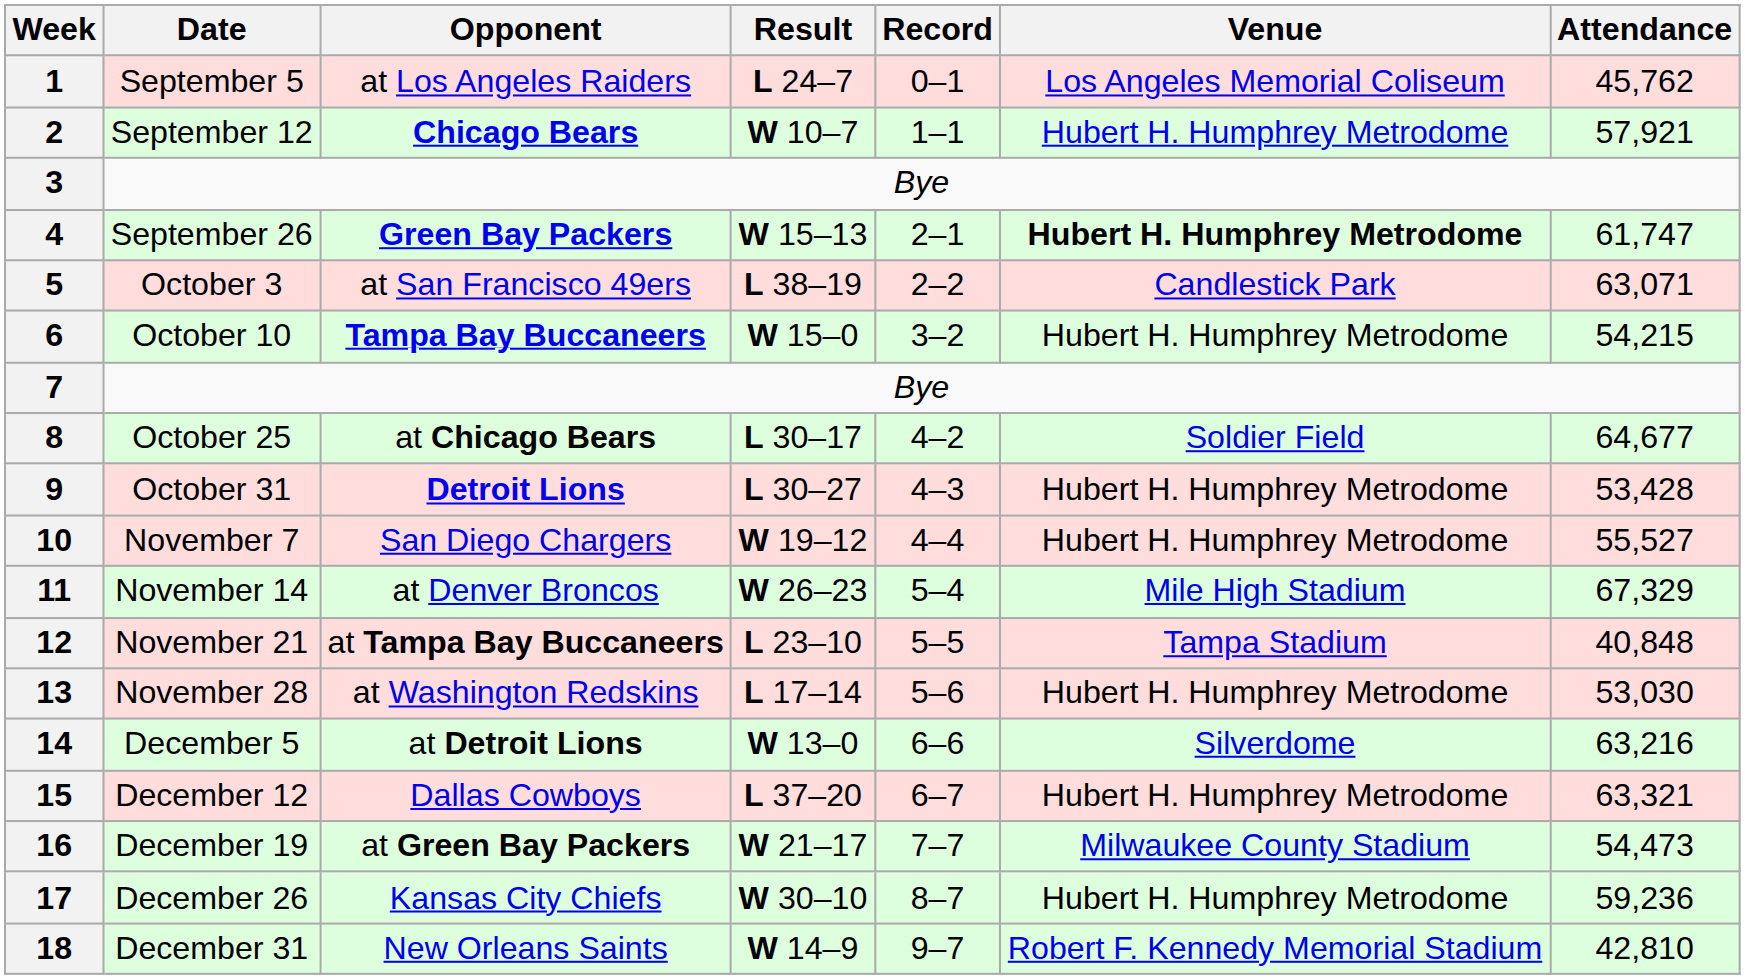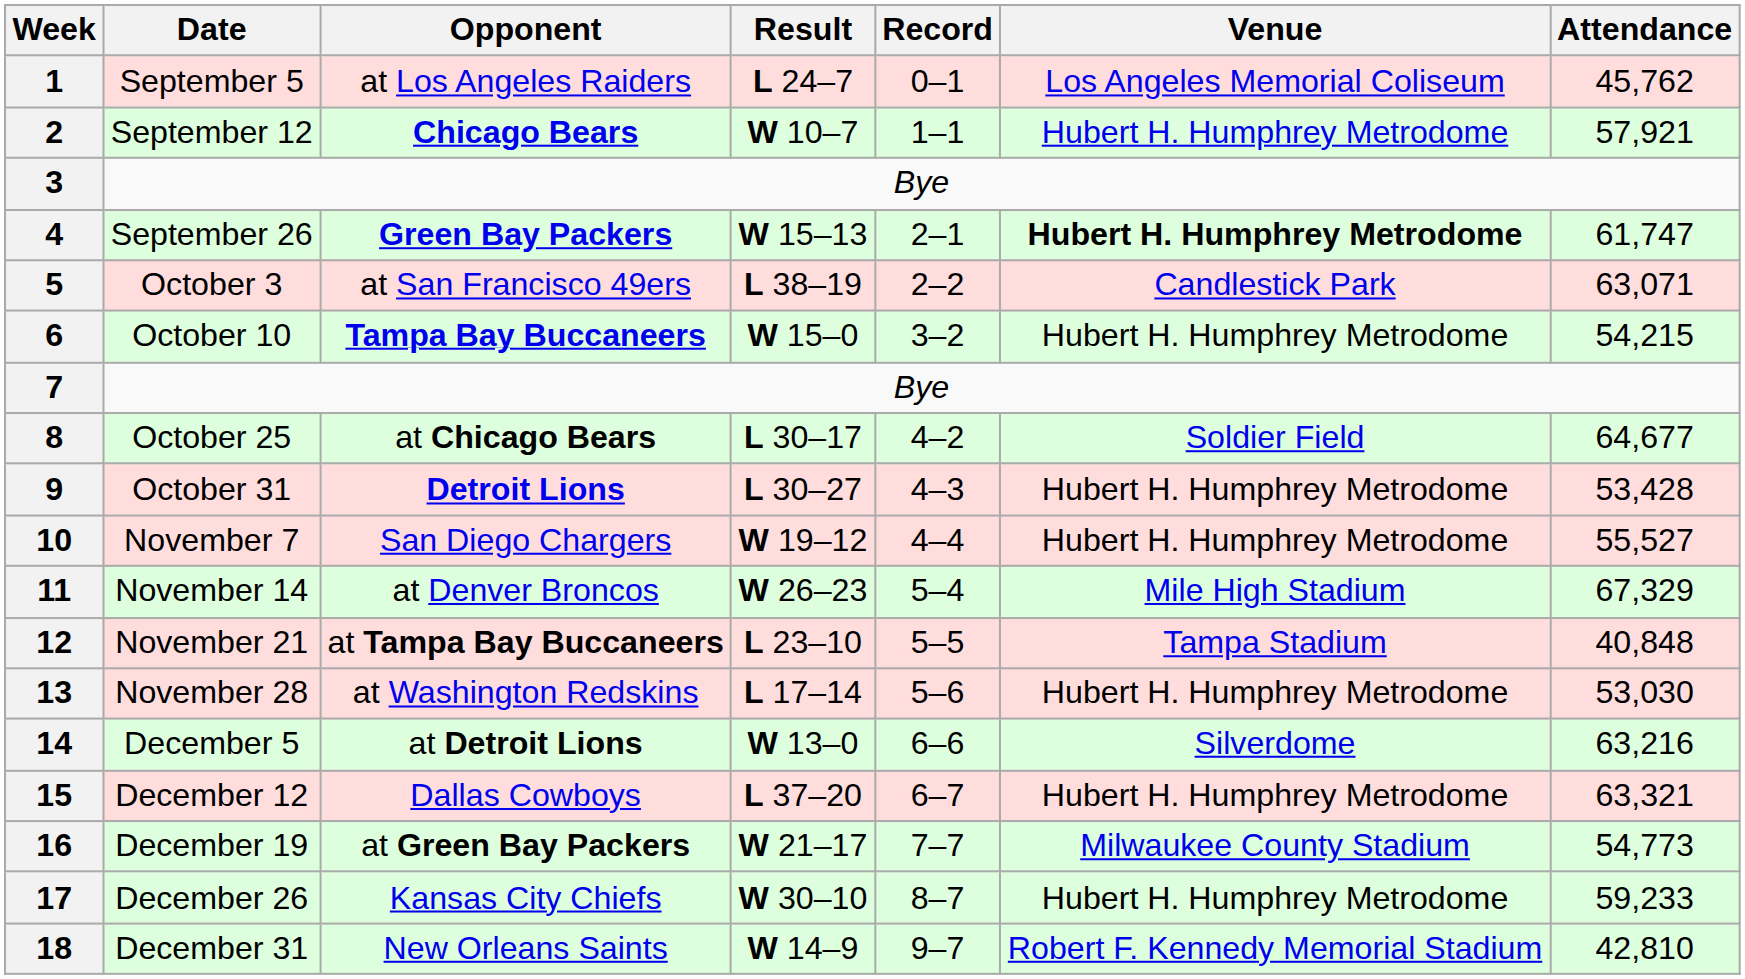(1645, 846) 54,473 -> (1645, 846) 54,773
(1645, 897) 59,236 -> (1645, 897) 59,233
